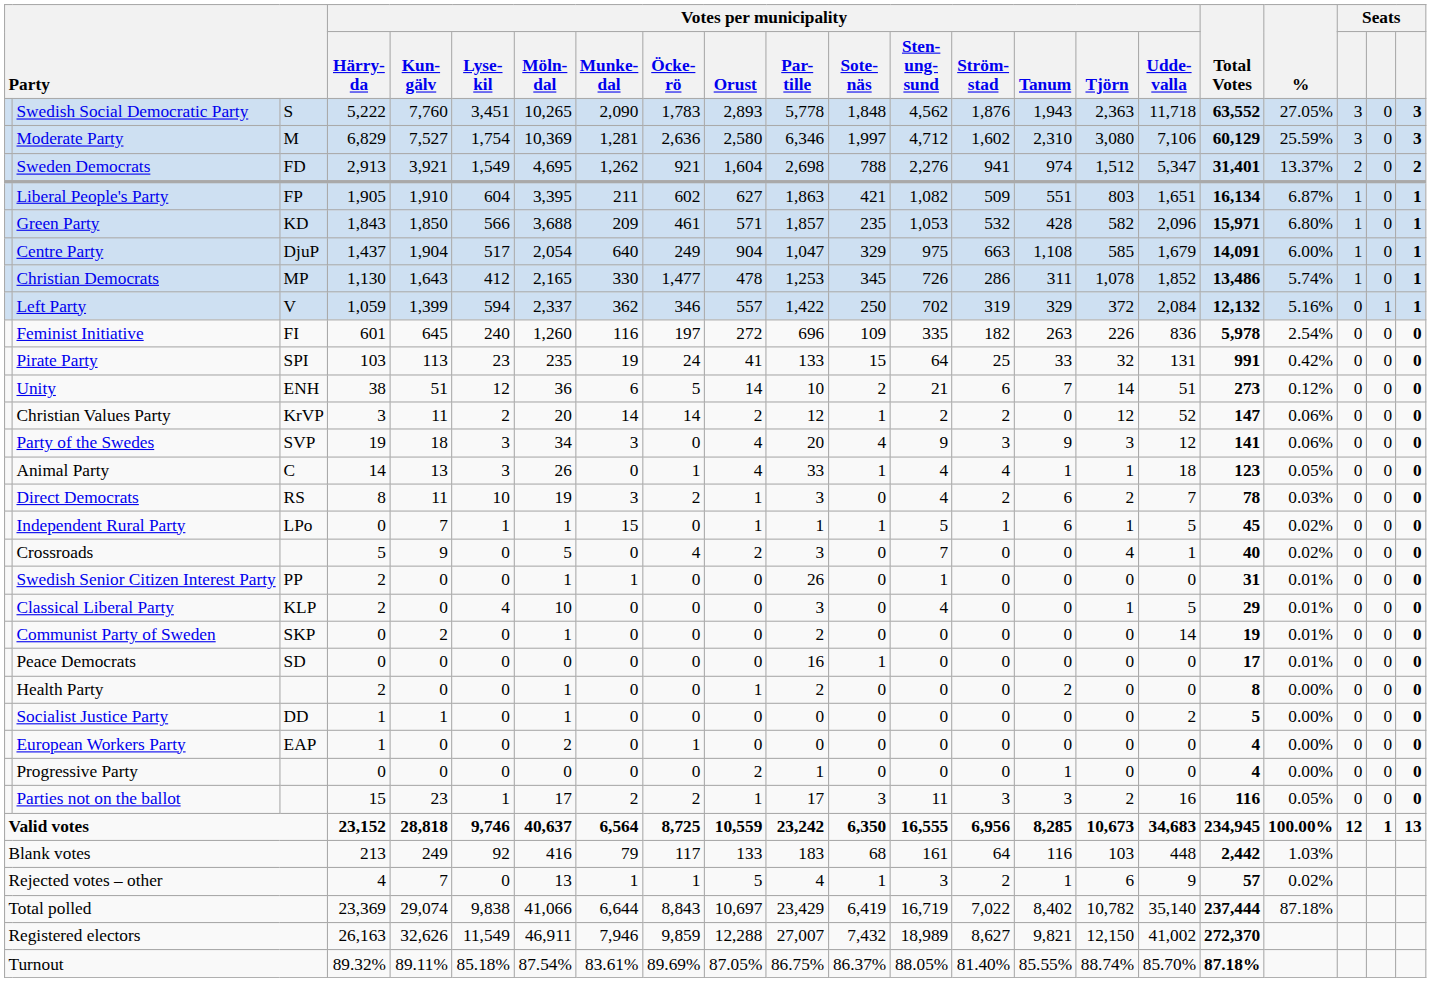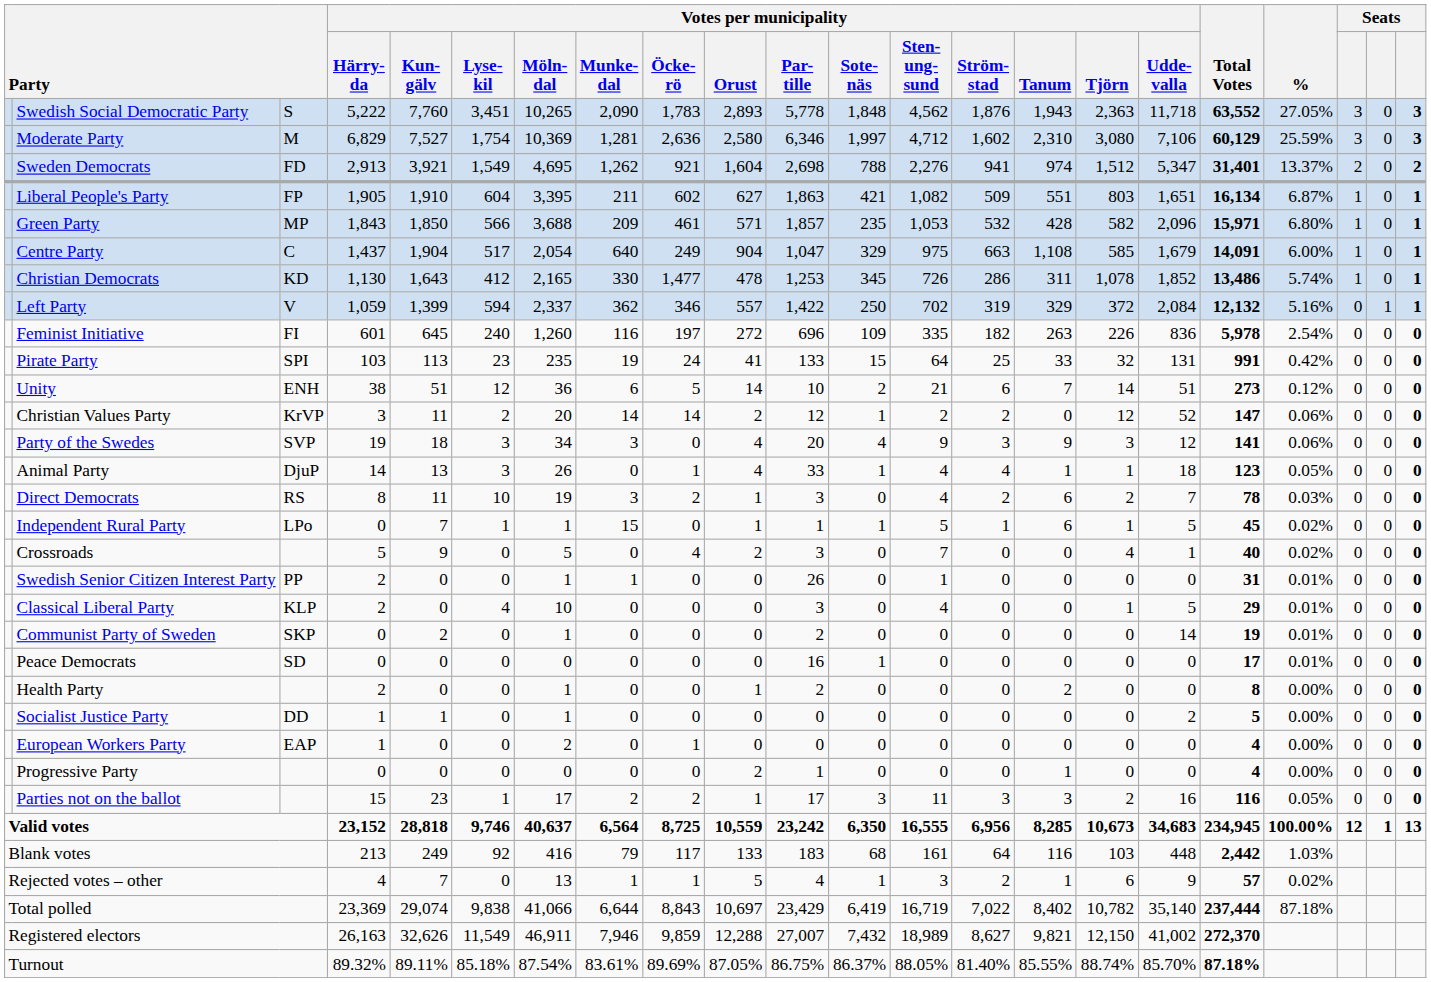(296, 223) KD -> (296, 223) MP
(301, 251) DjuP -> (289, 251) C
(296, 278) MP -> (296, 278) KD
(289, 470) C -> (301, 470) DjuP
